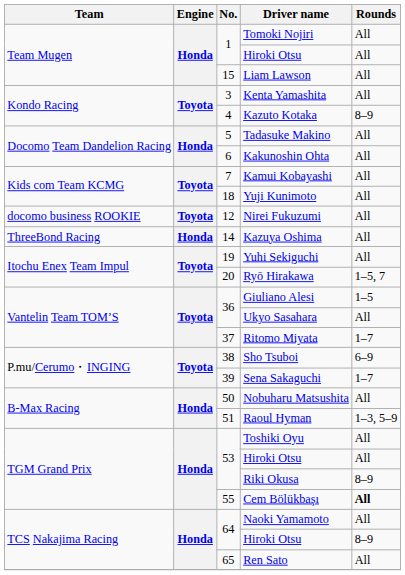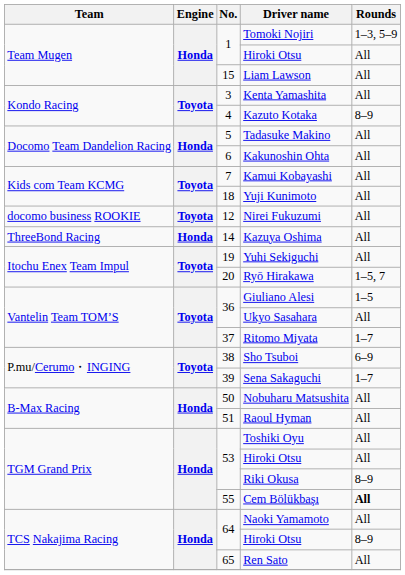(362, 34) All -> (376, 34) 1–3, 5–9
(376, 418) 1–3, 5–9 -> (362, 418) All
